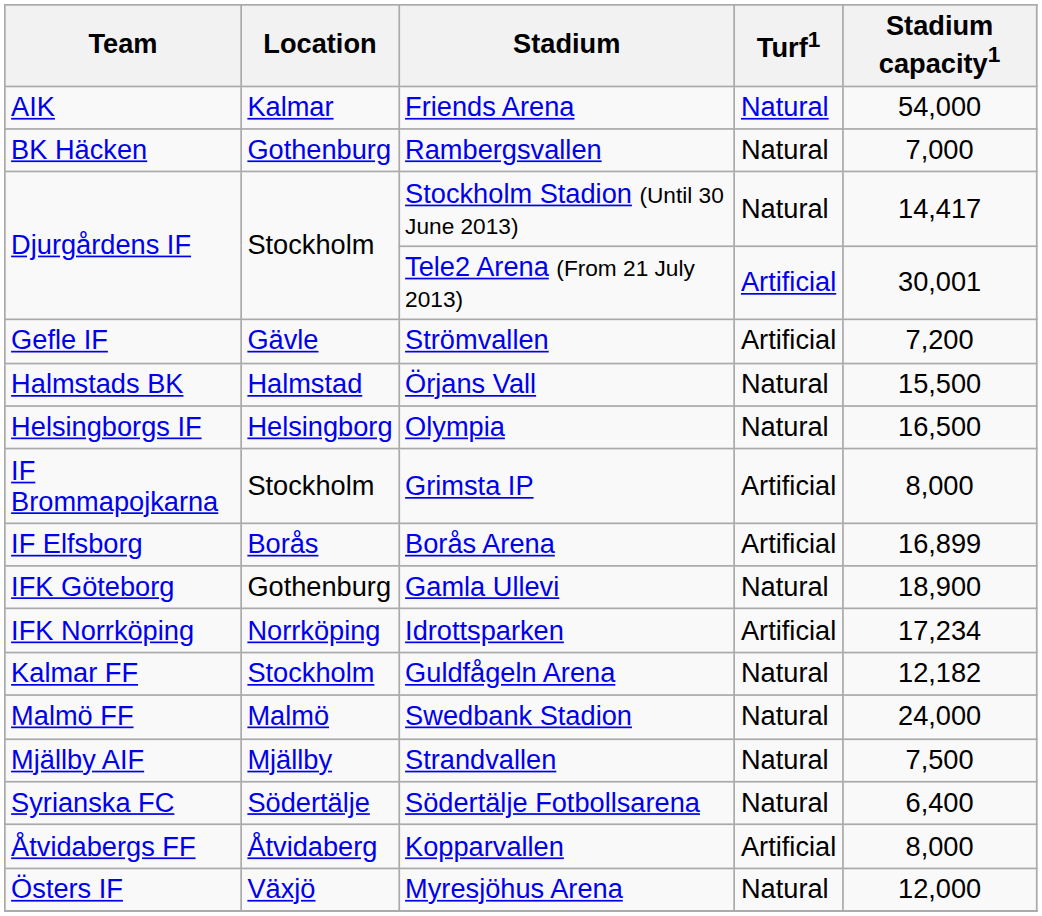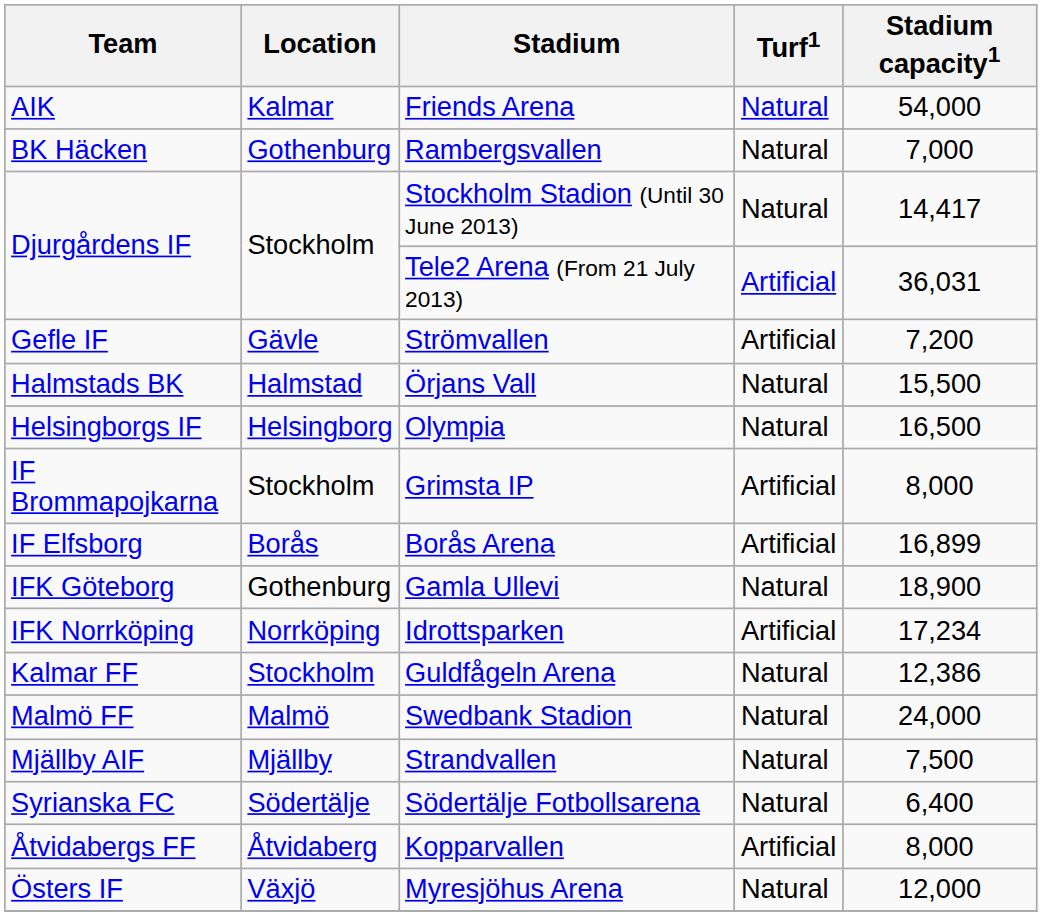(940, 282) 30,001 -> (940, 282) 36,031
(940, 673) 12,182 -> (940, 673) 12,386
